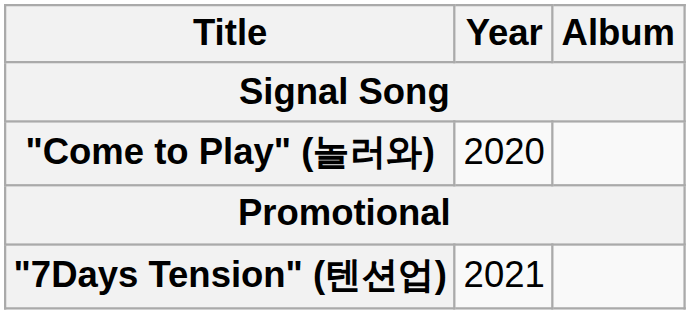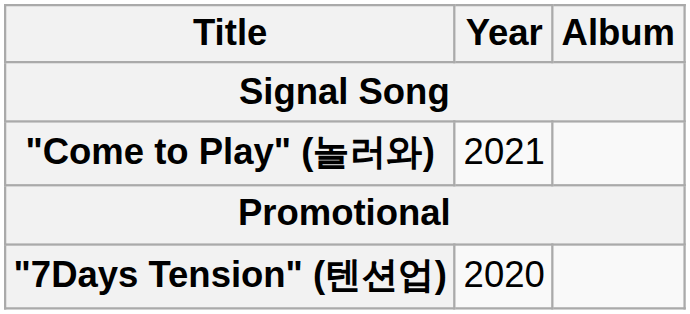(504, 152) 2020 -> (504, 152) 2021
(504, 275) 2021 -> (504, 275) 2020
